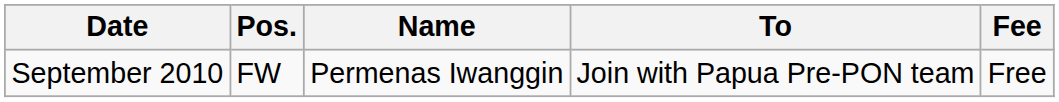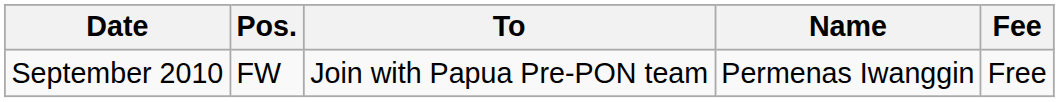columns swapped: (437, 27) <-> (776, 27)
